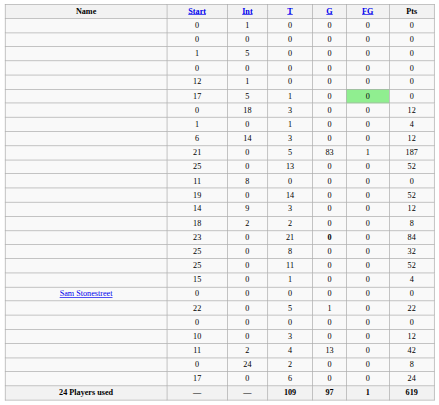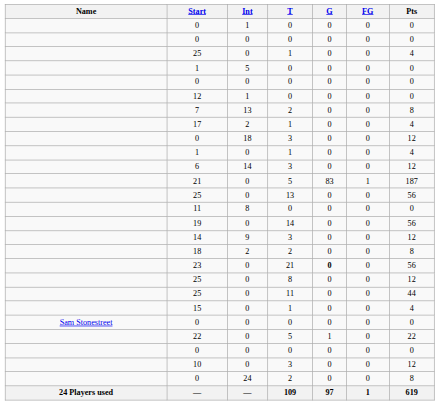+ row: (197, 53)
+ row: (197, 110)
(247, 96) 5 -> (247, 124) 2
(368, 96) lightgreen background -> (368, 124) no background
(412, 96) 0 -> (412, 124) 4
(412, 167) 52 -> (412, 195) 56
(412, 195) 52 -> (412, 223) 56
(412, 237) 84 -> (412, 265) 56
(412, 251) 32 -> (412, 280) 12
(412, 265) 52 -> (412, 294) 44
- row: (197, 350)
- row: (197, 378)
